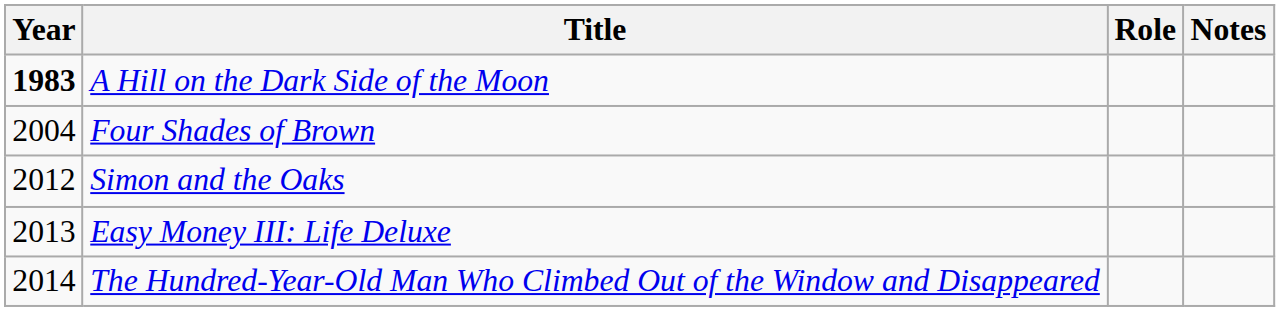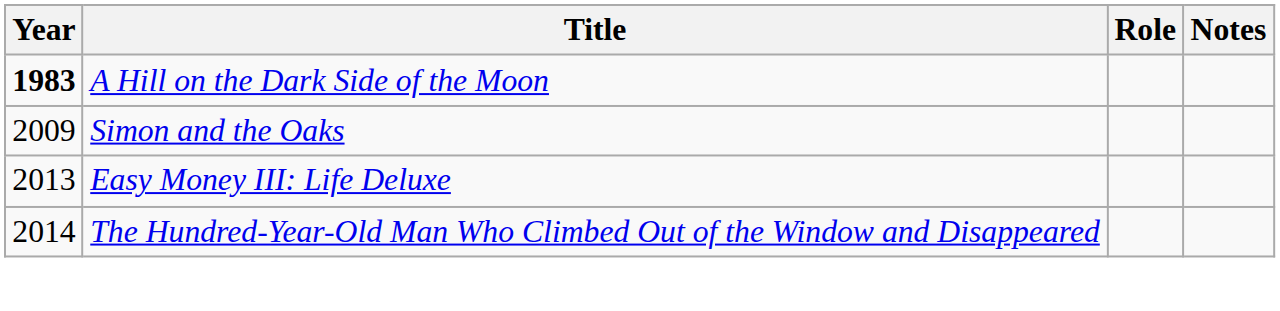- row: (233, 130)
(44, 180) 2012 -> (44, 130) 2009
